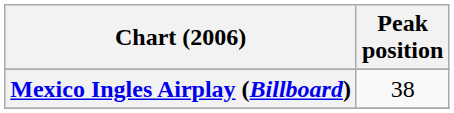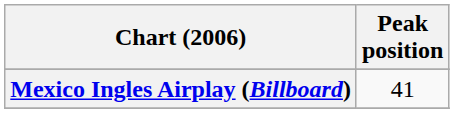(403, 88) 38 -> (403, 88) 41
